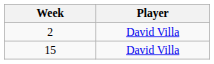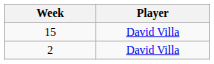rows swapped: (50, 31) <-> (50, 50)
